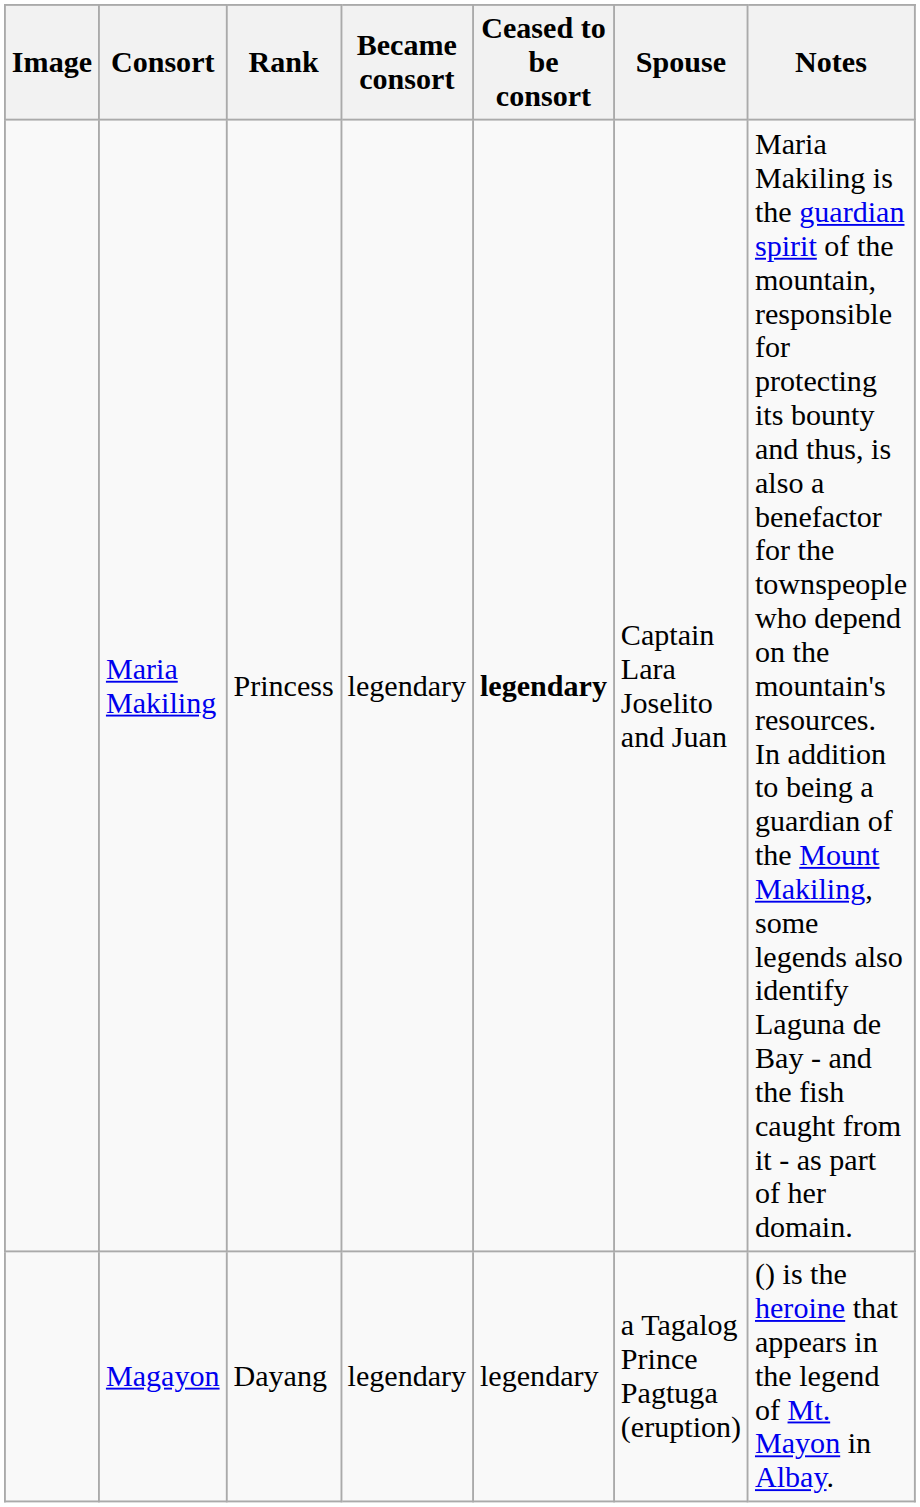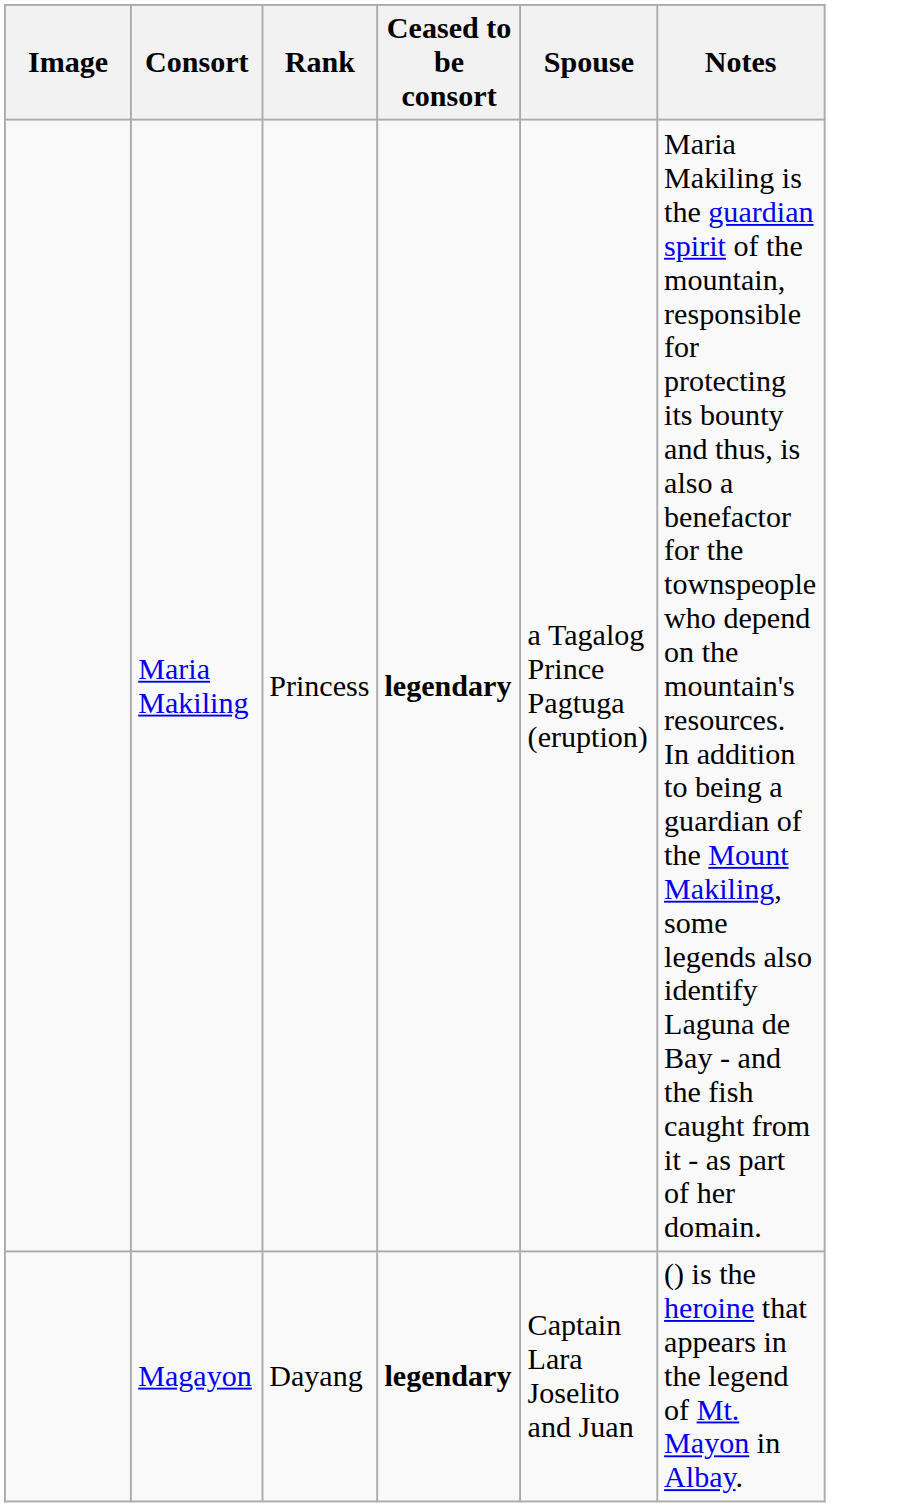- column: (407, 62)
(674, 685) Captain Lara Joselito and Juan -> (588, 685) a Tagalog Prince Pagtuga (eruption)
(539, 1375) normal -> (448, 1375) bold
(681, 1375) a Tagalog Prince Pagtuga (eruption) -> (581, 1375) Captain Lara Joselito and Juan
